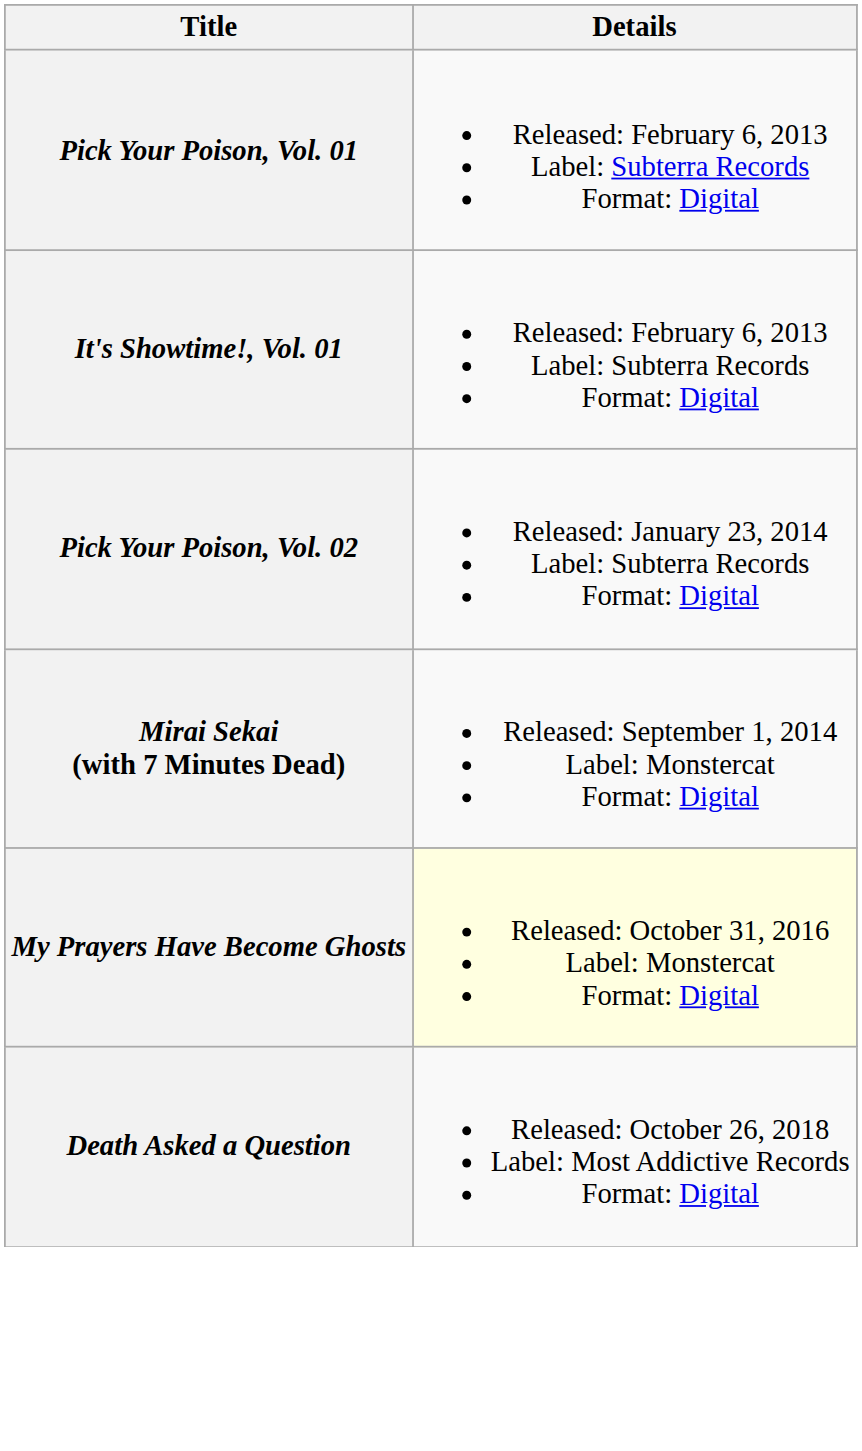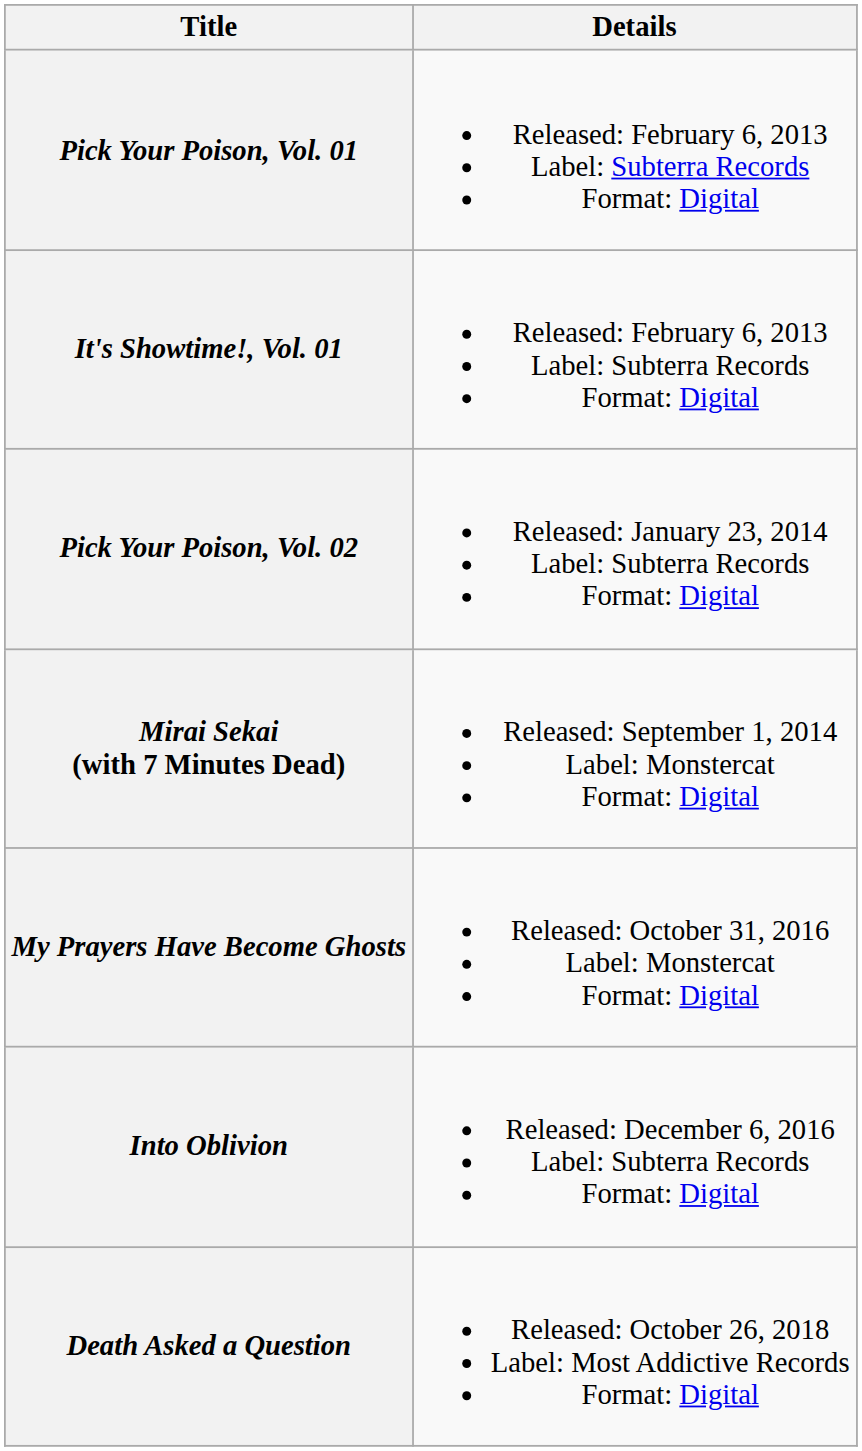(634, 964) lightyellow background -> (634, 964) no background
+ row: (209, 1146)
